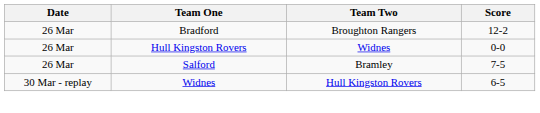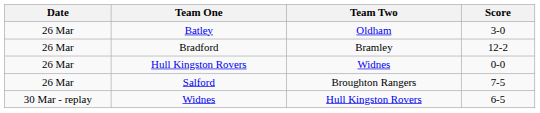+ row: (199, 30)
(374, 30) Broughton Rangers -> (374, 47) Bramley
(374, 64) Bramley -> (374, 82) Broughton Rangers
